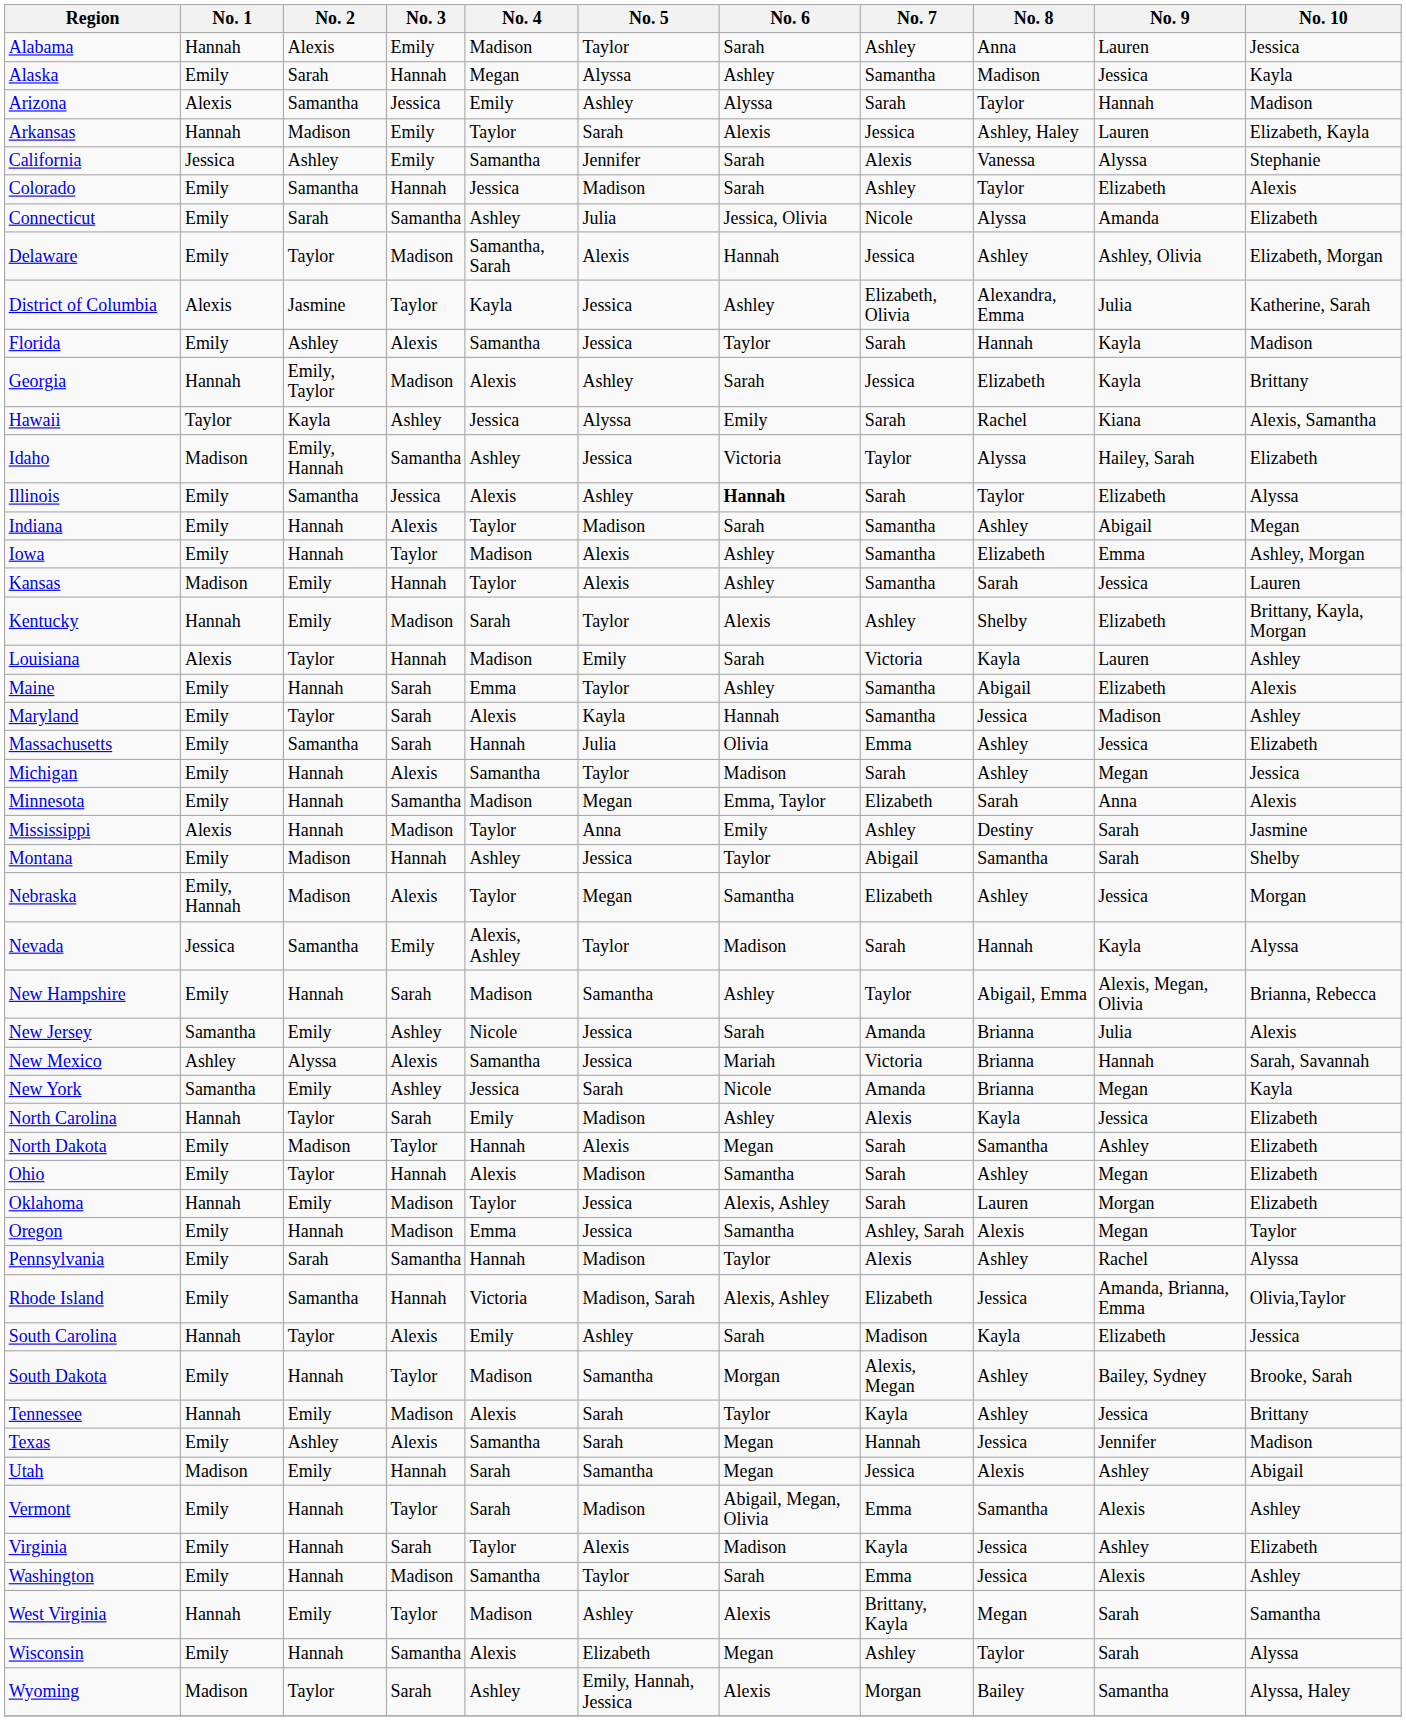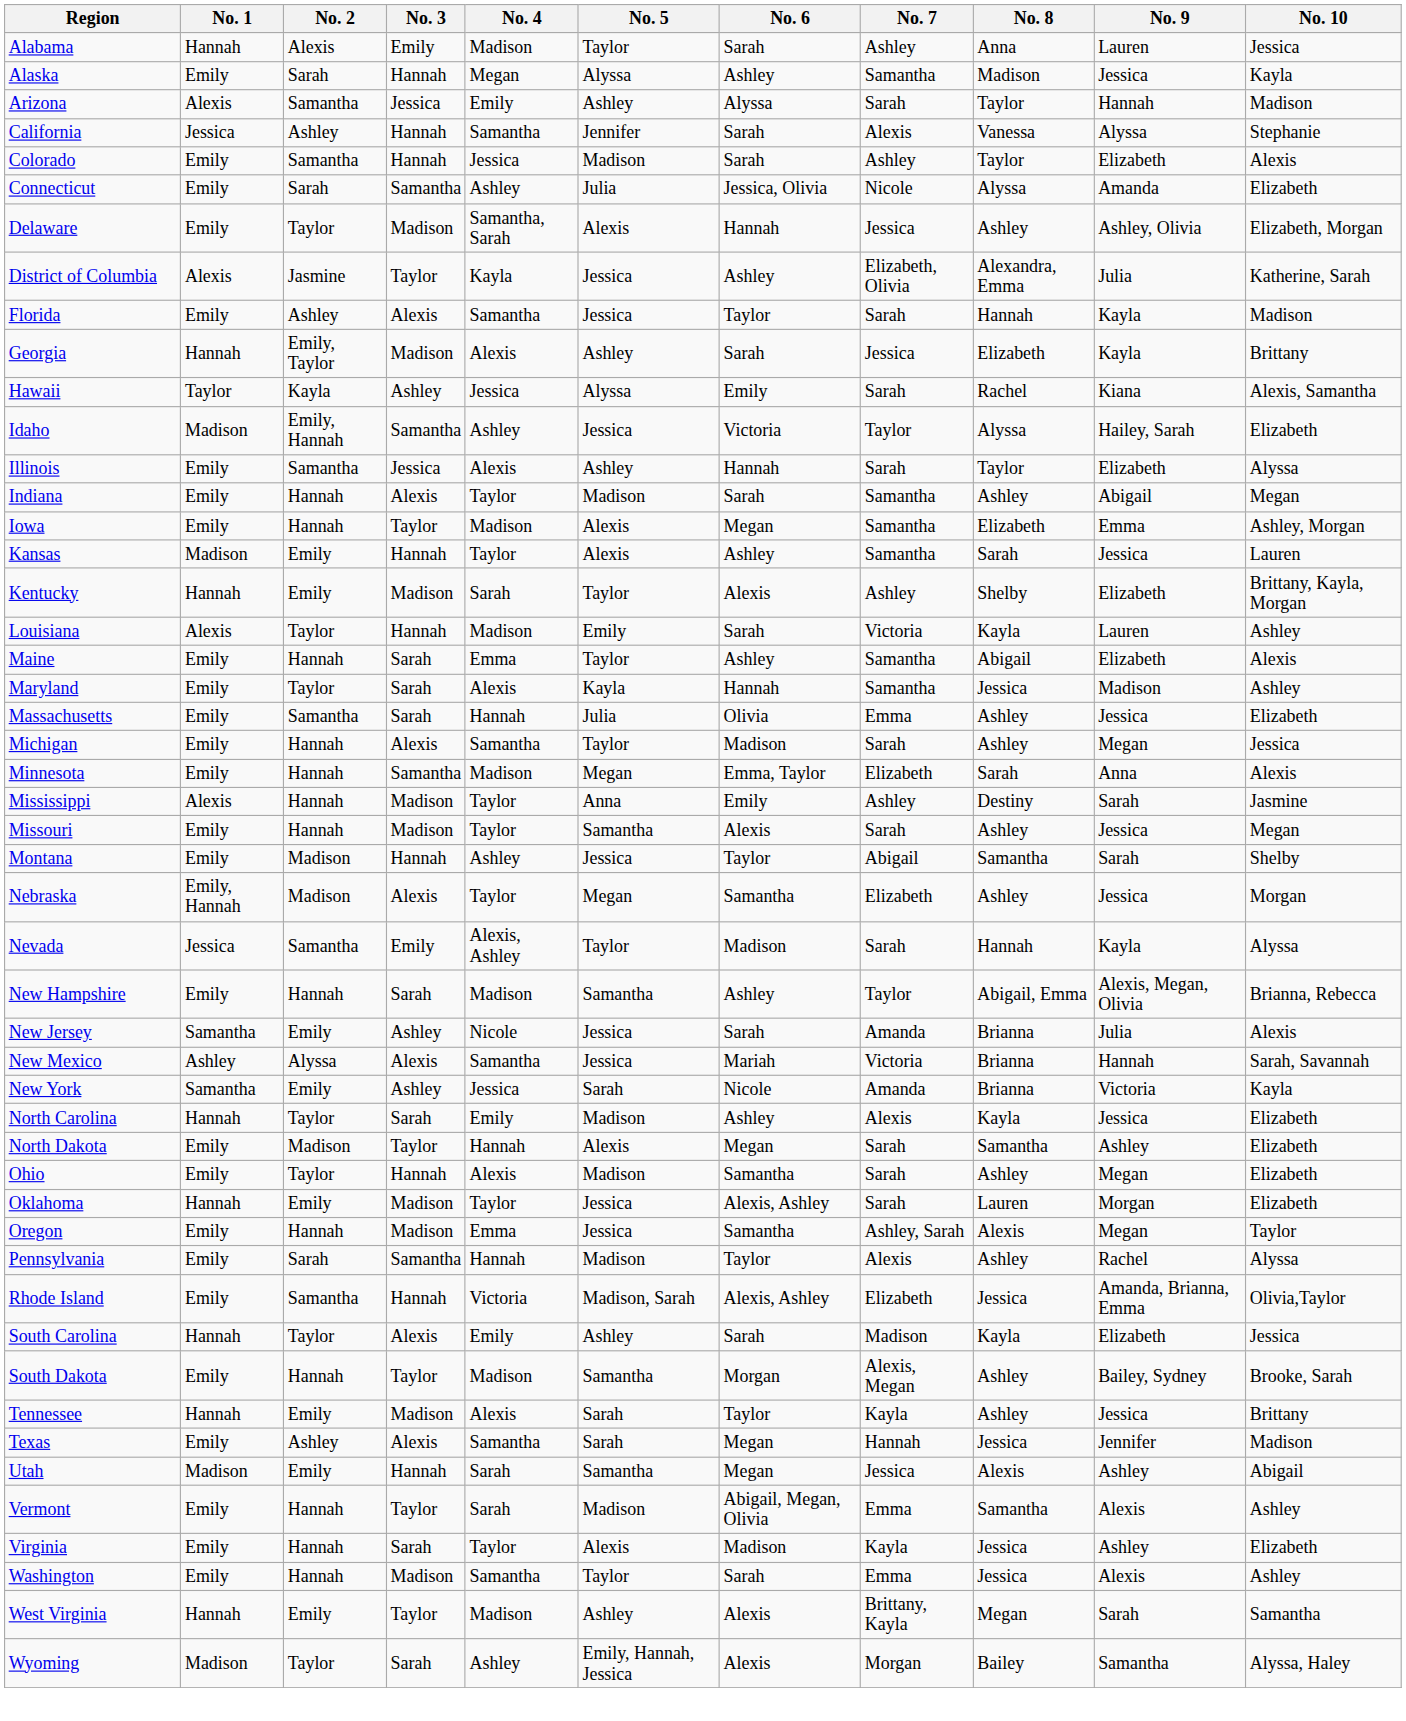- row: (42, 132)
(413, 160) Emily -> (418, 132) Hannah
(754, 497) bold -> (751, 468) normal
(749, 554) Ashley -> (748, 525) Megan
+ row: (41, 830)
(1123, 1089) Megan -> (1127, 1089) Victoria
- row: (46, 1653)
